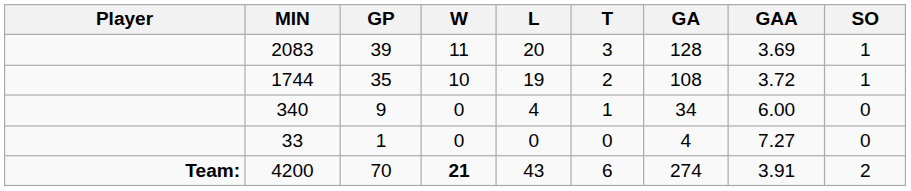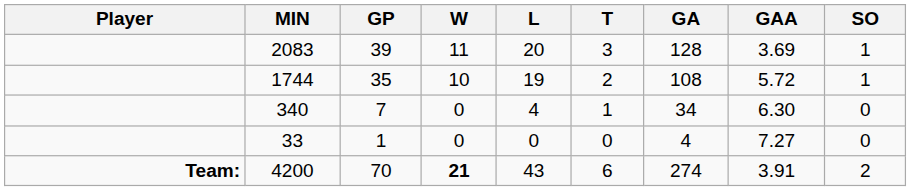(777, 79) 3.72 -> (777, 79) 5.72
(381, 110) 9 -> (381, 110) 7
(777, 110) 6.00 -> (777, 110) 6.30
